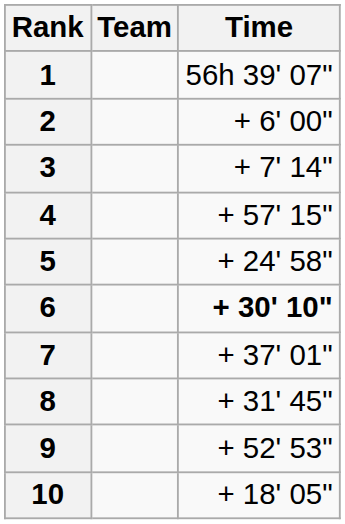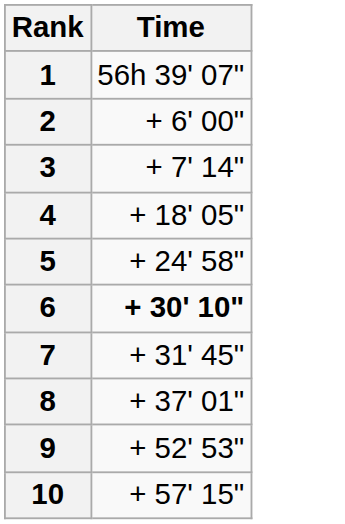- column: (135, 27)
(275, 214) + 57' 15" -> (187, 214) + 18' 05"
(275, 354) + 37' 01" -> (187, 354) + 31' 45"
(275, 401) + 31' 45" -> (187, 401) + 37' 01"
(275, 494) + 18' 05" -> (187, 494) + 57' 15"
